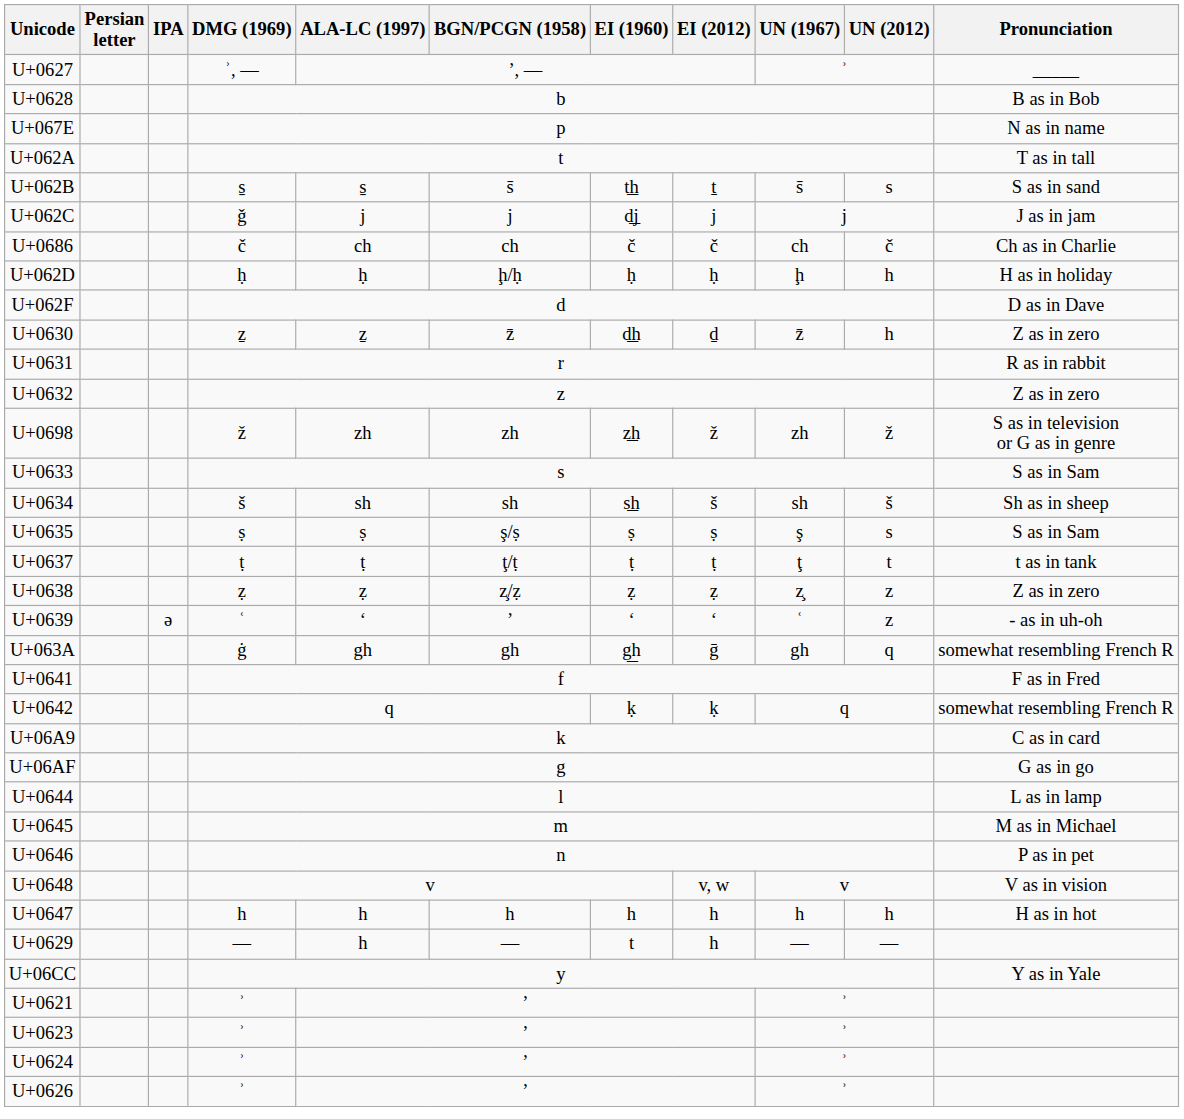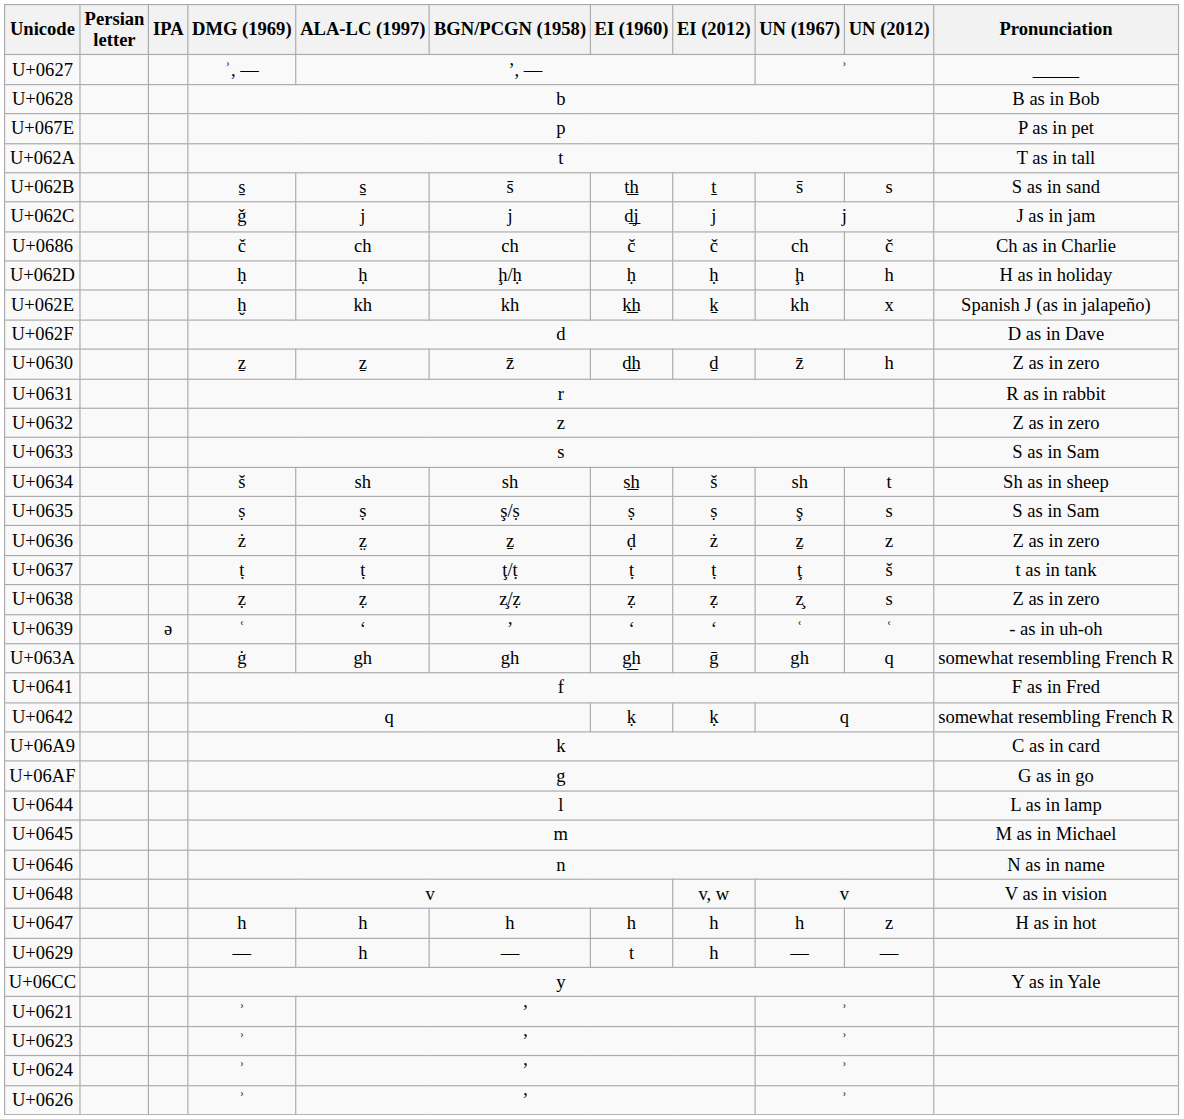(1056, 128) N as in name -> (1056, 128) P as in pet
+ row: (42, 305)
- row: (42, 433)
(889, 502) š -> (889, 481) t
+ row: (42, 540)
(889, 561) t -> (889, 569) š
(889, 590) z -> (889, 599) s
(889, 620) z -> (889, 628) ʿ
(1056, 855) P as in pet -> (1056, 864) N as in name
(889, 914) h -> (889, 923) z
